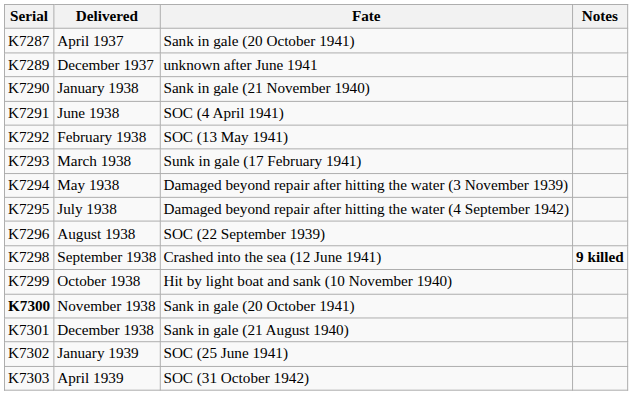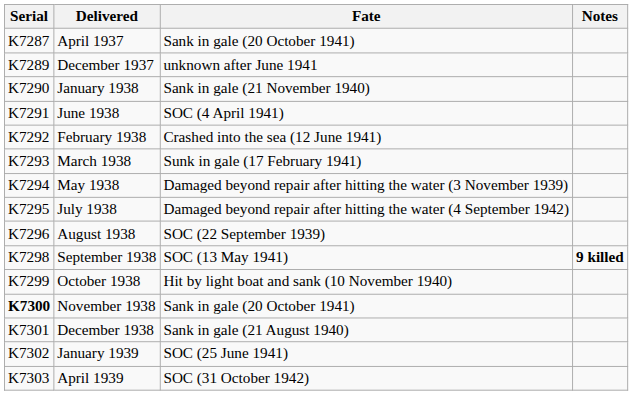(226, 137) SOC (13 May 1941) -> (272, 137) Crashed into the sea (12 June 1941)
(272, 257) Crashed into the sea (12 June 1941) -> (226, 257) SOC (13 May 1941)
